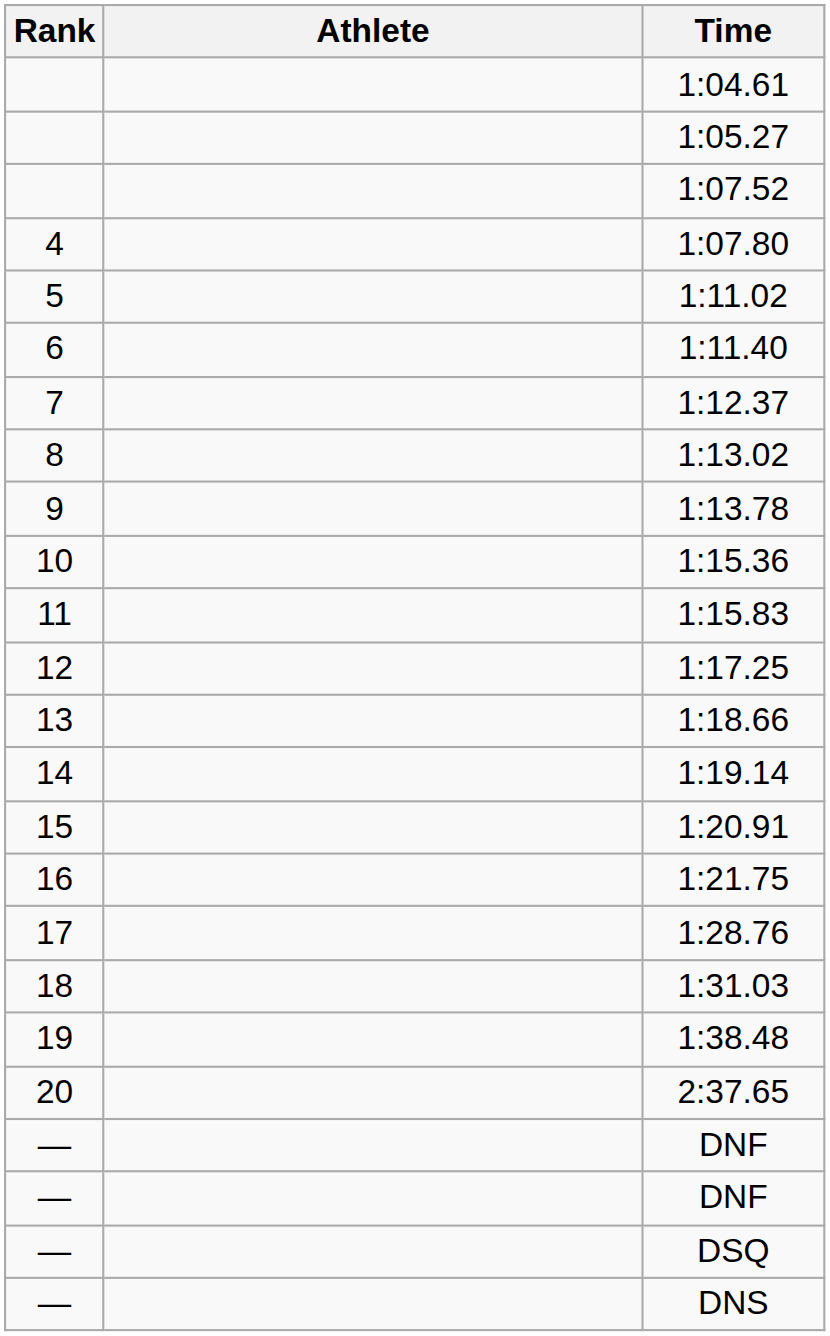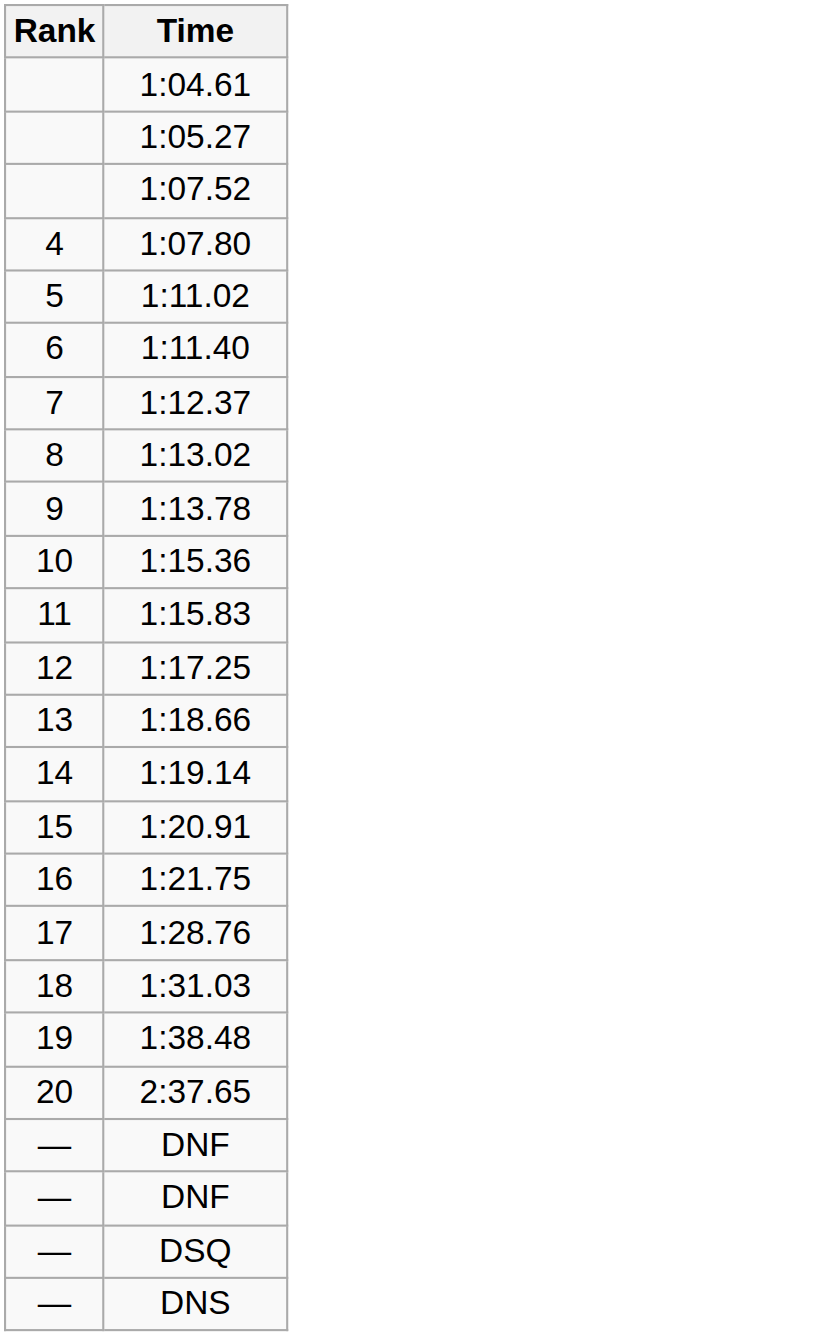- column: (373, 31)
